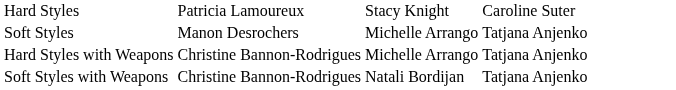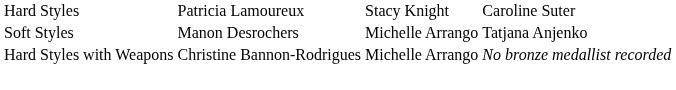(535, 54) Tatjana Anjenko -> (577, 54) No bronze medallist recorded
- row: (86, 76)
